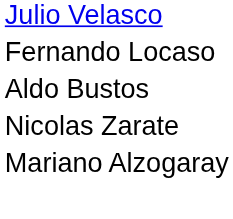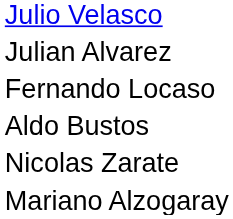+ row: (88, 52)
